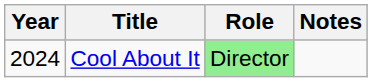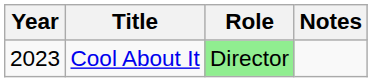(35, 58) 2024 -> (35, 58) 2023
